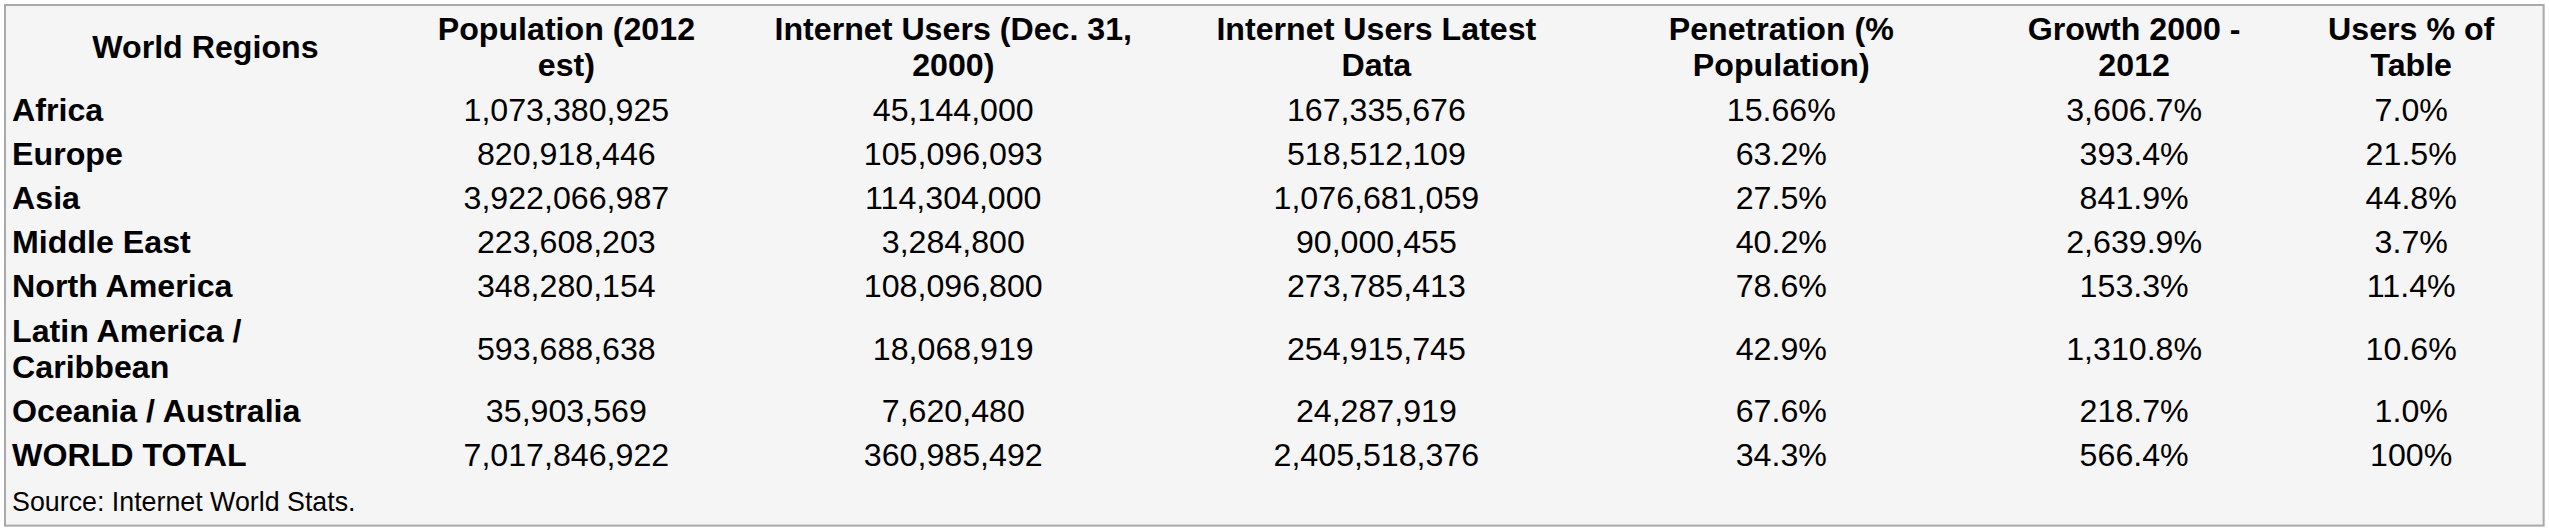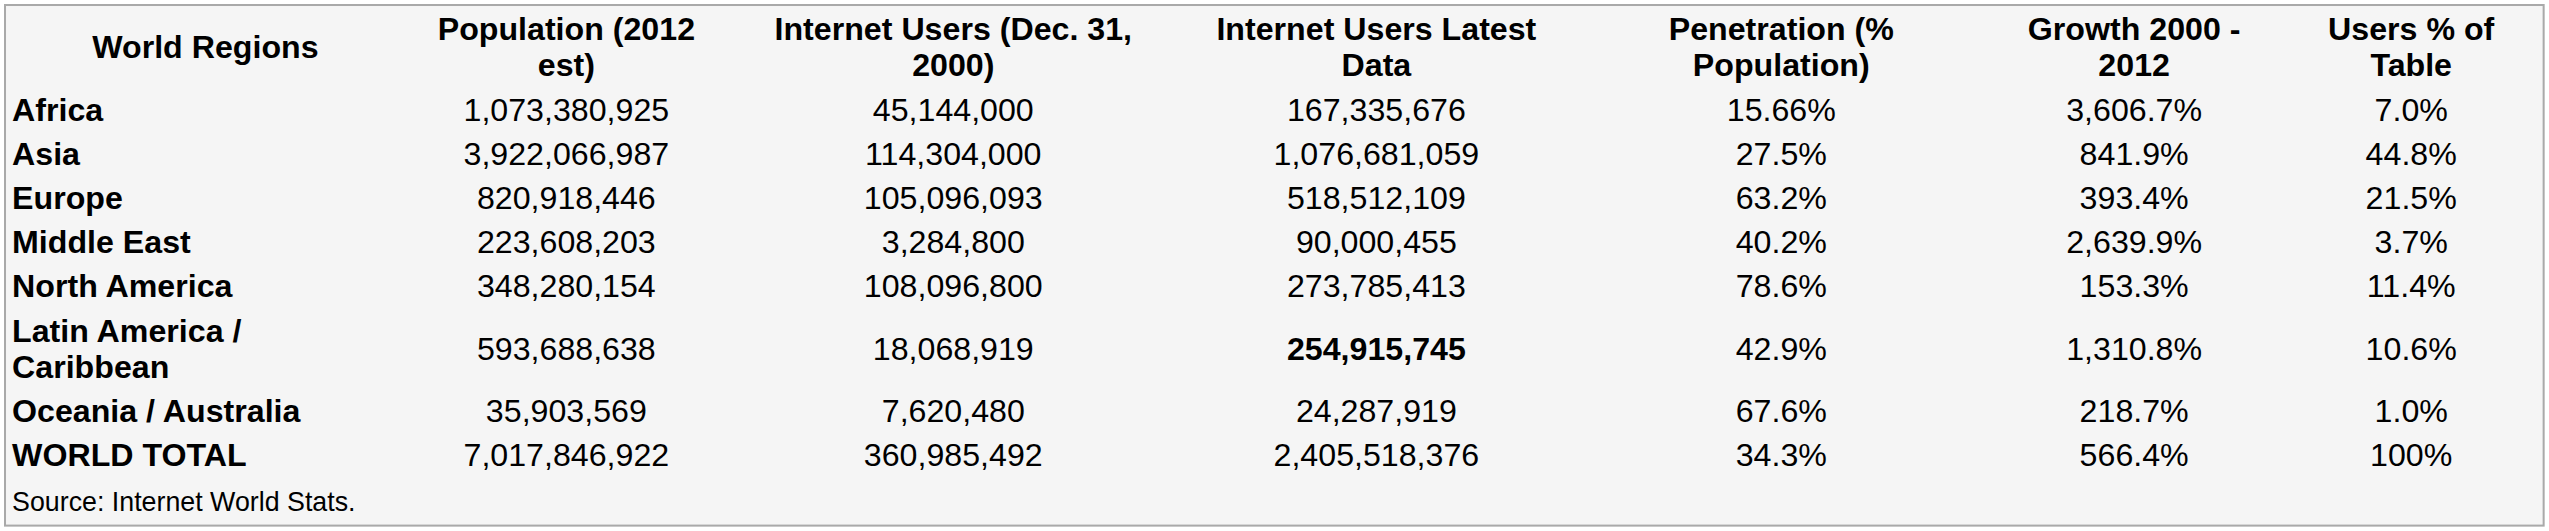rows swapped: (46, 198) <-> (67, 154)
(1376, 349) normal -> (1376, 349) bold
